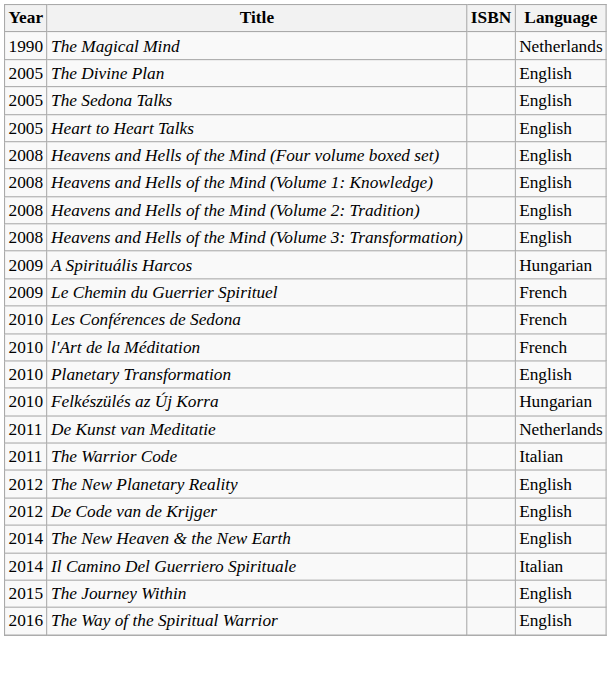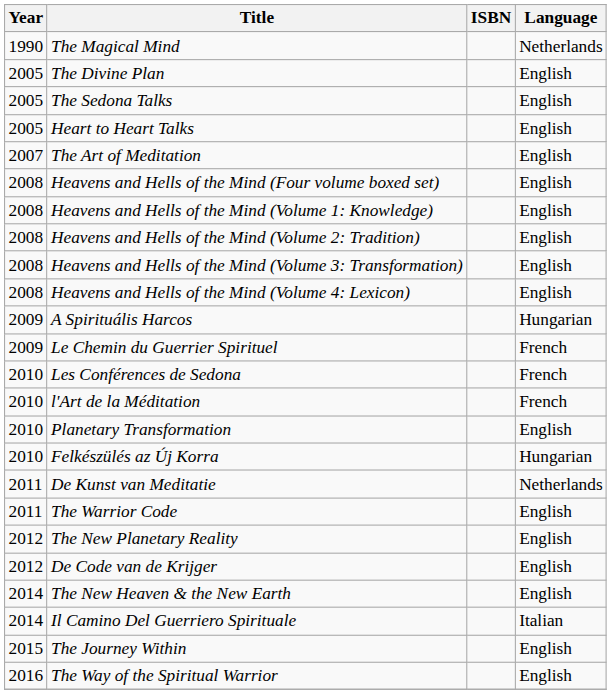+ row: (126, 155)
+ row: (231, 292)
(541, 456) Italian -> (546, 511) English
